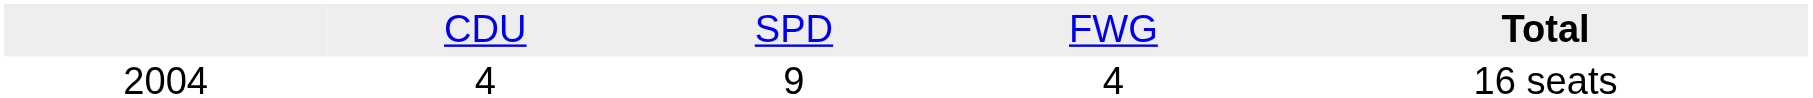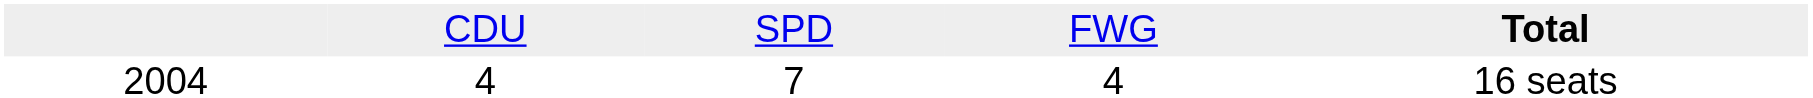(794, 81) 9 -> (794, 81) 7
